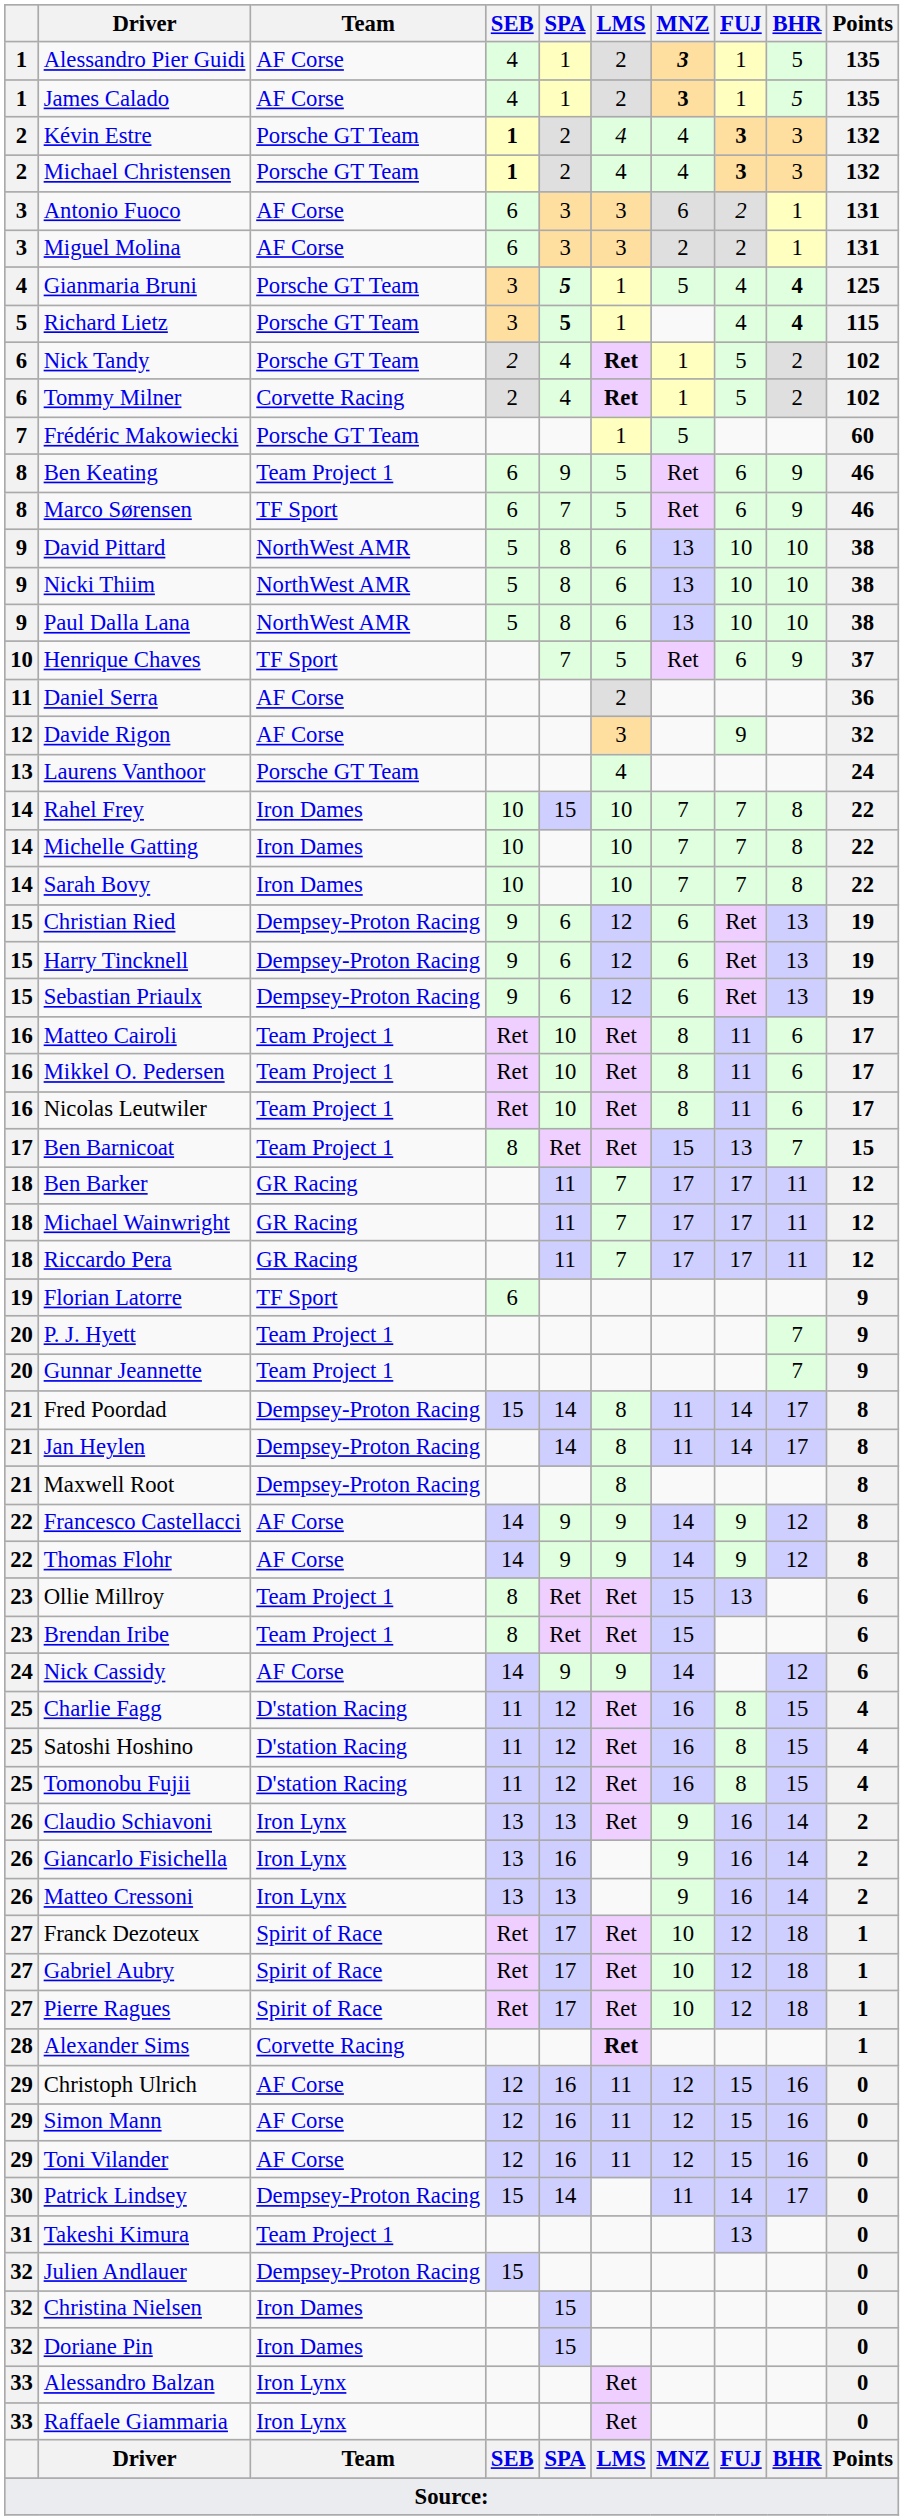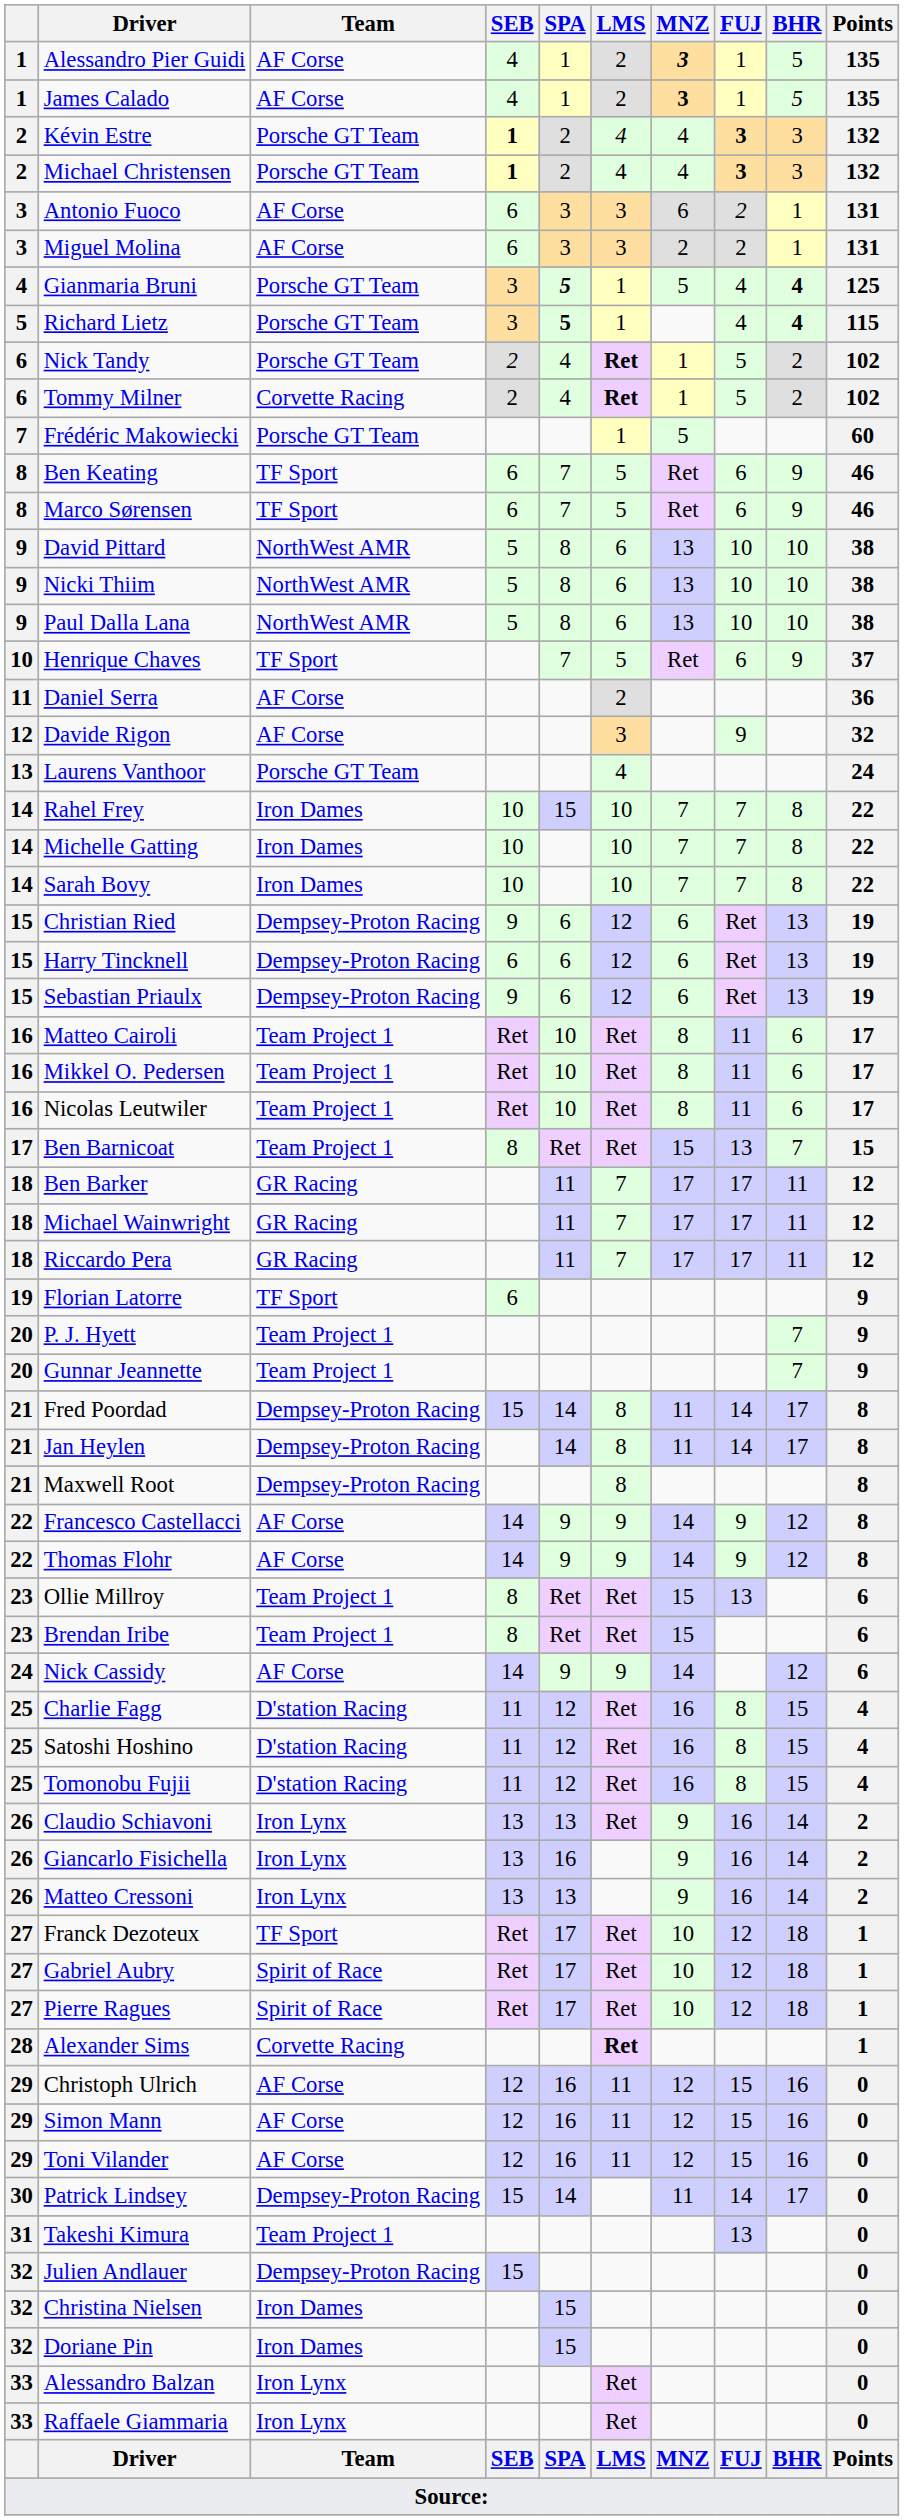(325, 472) Team Project 1 -> (297, 472) TF Sport
(565, 472) 9 -> (565, 472) 7
(512, 959) 9 -> (512, 959) 6
(319, 1933) Spirit of Race -> (297, 1933) TF Sport
